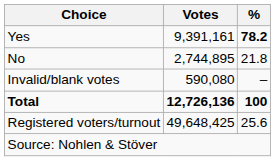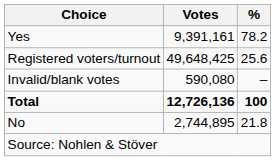(254, 36) bold -> (254, 36) normal
rows swapped: (16, 58) <-> (84, 123)
